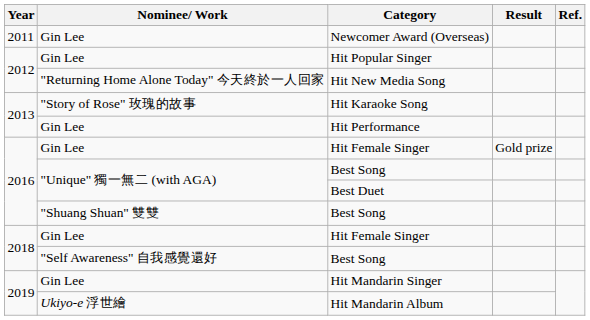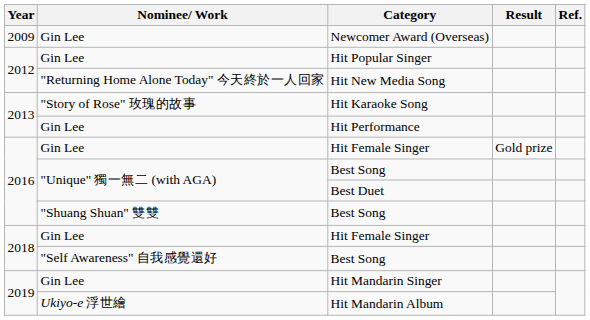(21, 36) 2011 -> (21, 36) 2009
